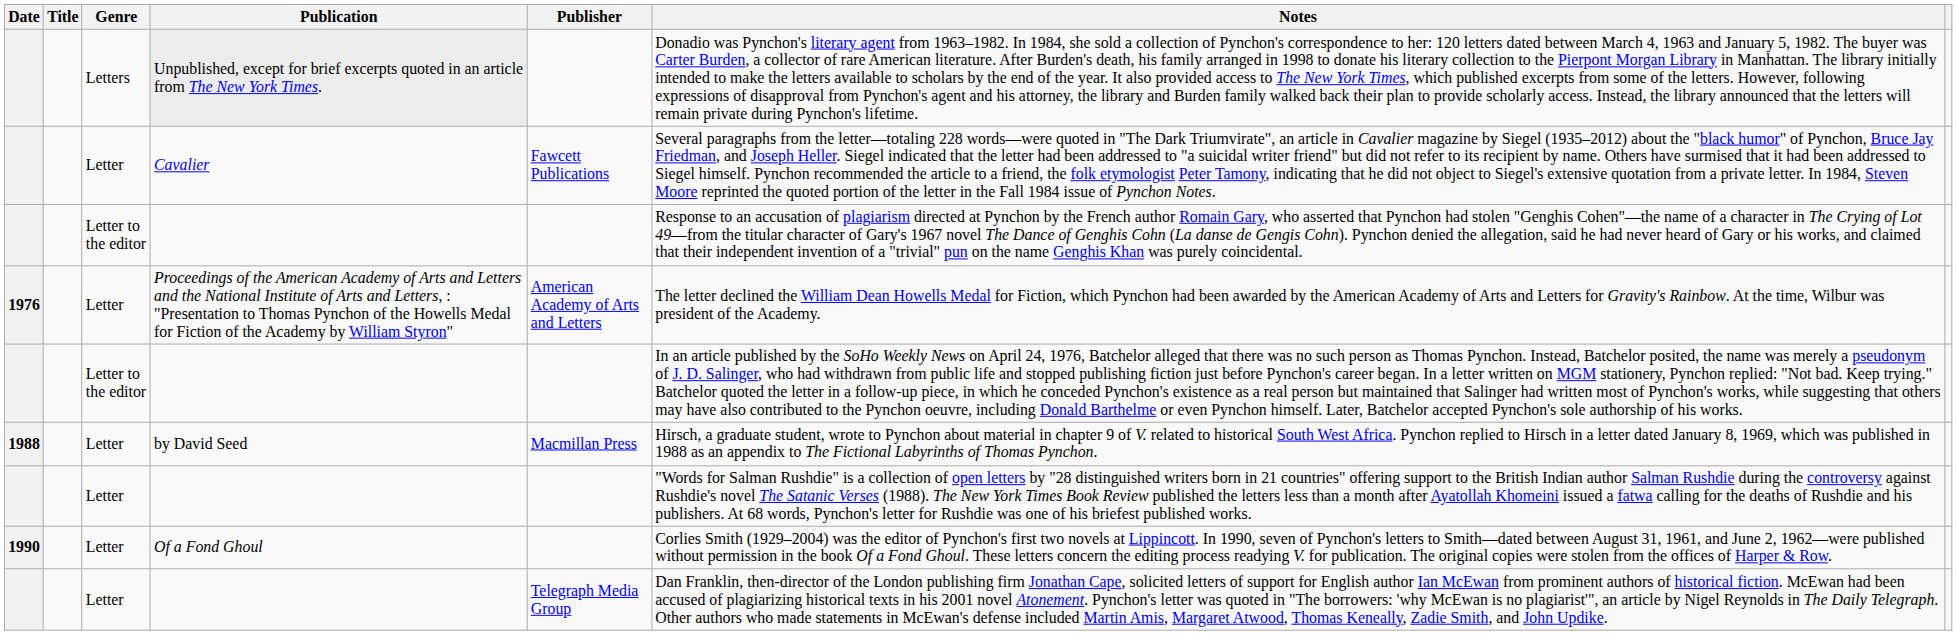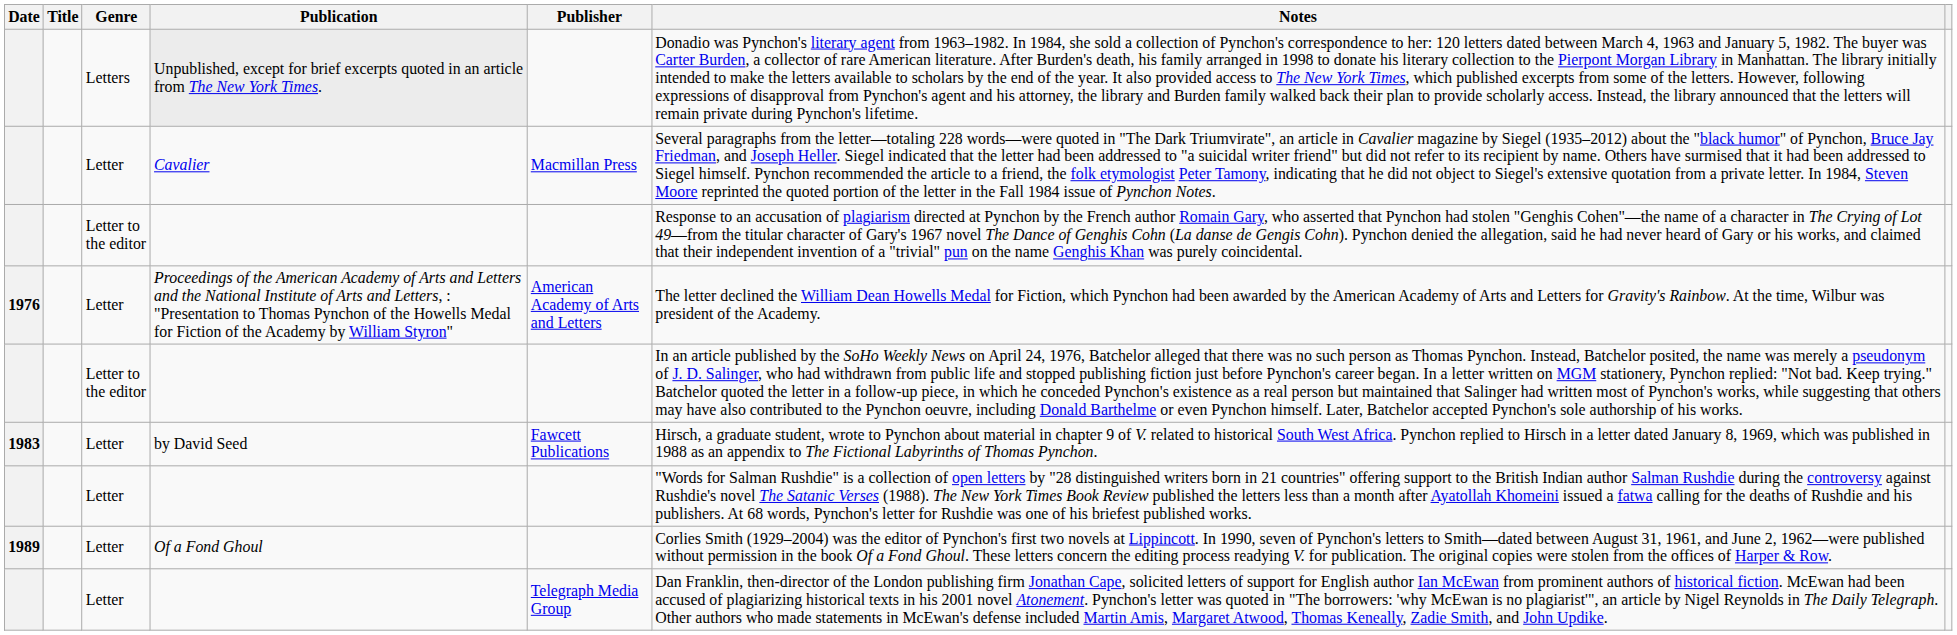(570, 165) Fawcett Publications -> (584, 165) Macmillan Press
(24, 443) 1988 -> (24, 443) 1983
(584, 443) Macmillan Press -> (570, 443) Fawcett Publications
(24, 547) 1990 -> (24, 547) 1989
